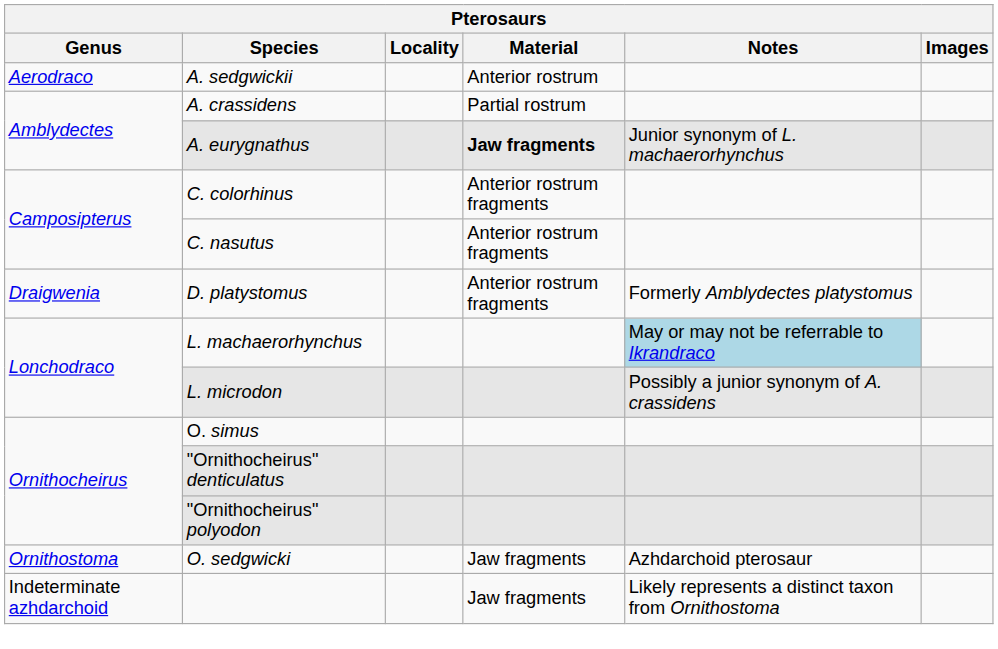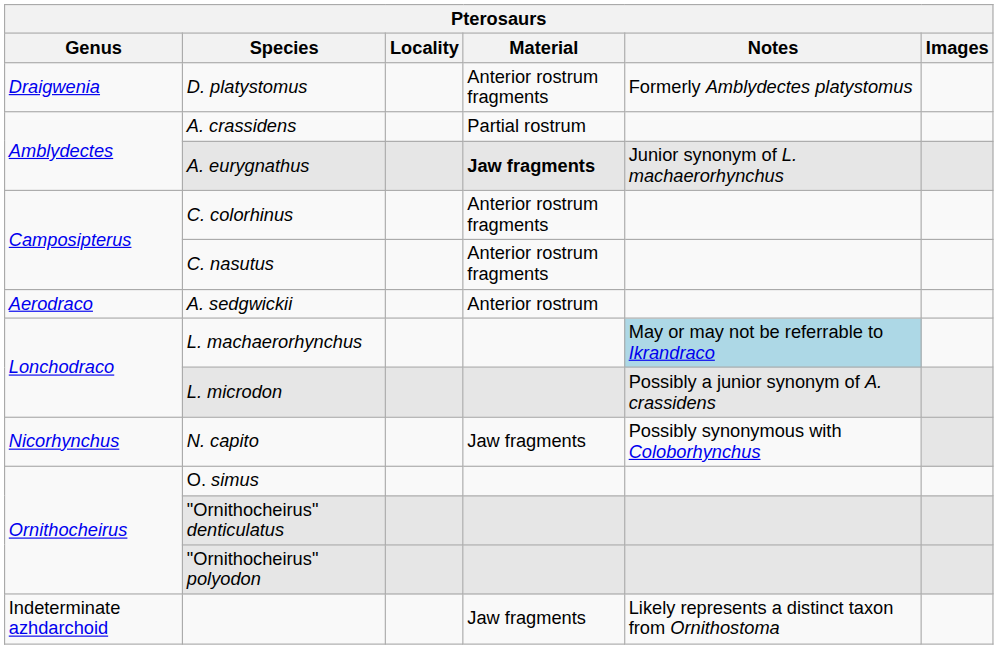rows swapped: (240, 76) <-> (247, 293)
+ row: (223, 441)
- row: (238, 559)
